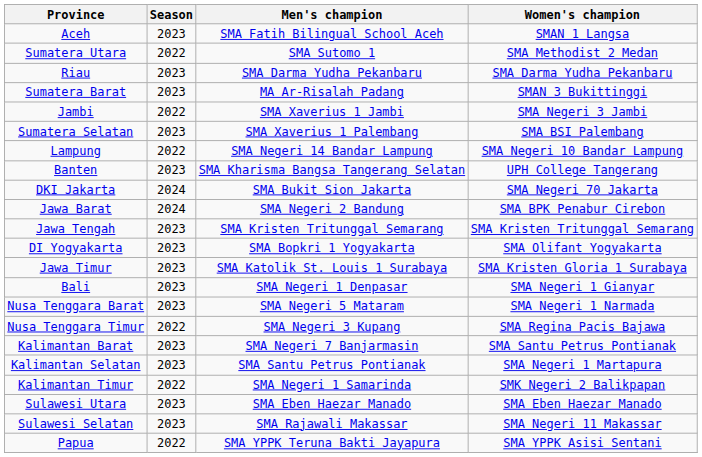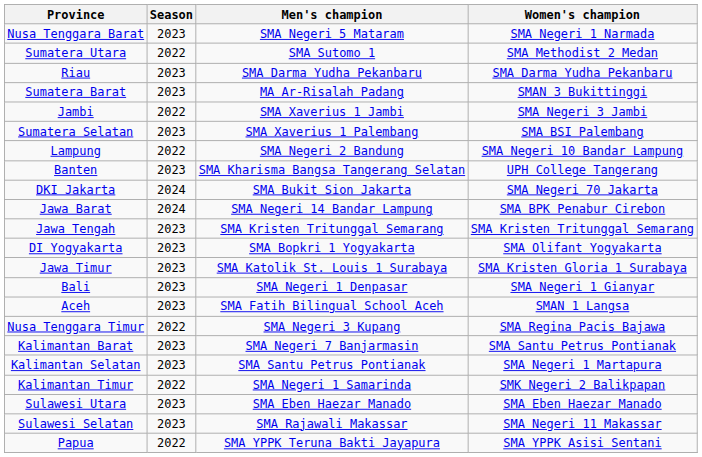rows swapped: (76, 34) <-> (76, 307)
(332, 151) SMA Negeri 14 Bandar Lampung -> (332, 151) SMA Negeri 2 Bandung
(332, 209) SMA Negeri 2 Bandung -> (332, 209) SMA Negeri 14 Bandar Lampung
